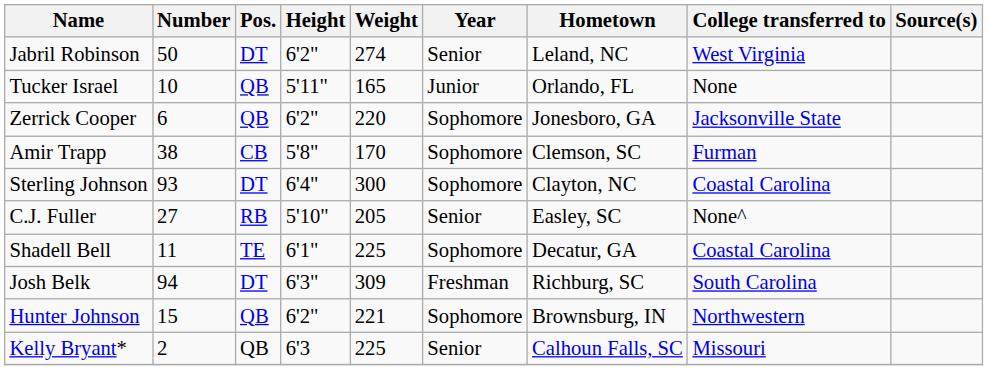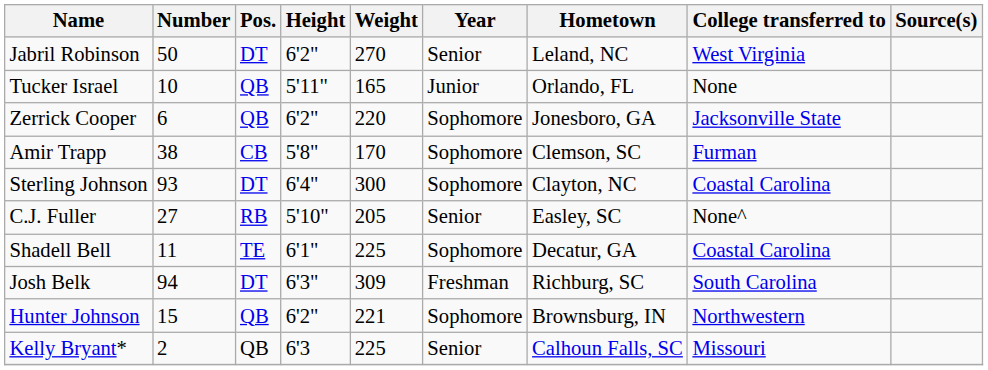(370, 53) 274 -> (370, 53) 270
